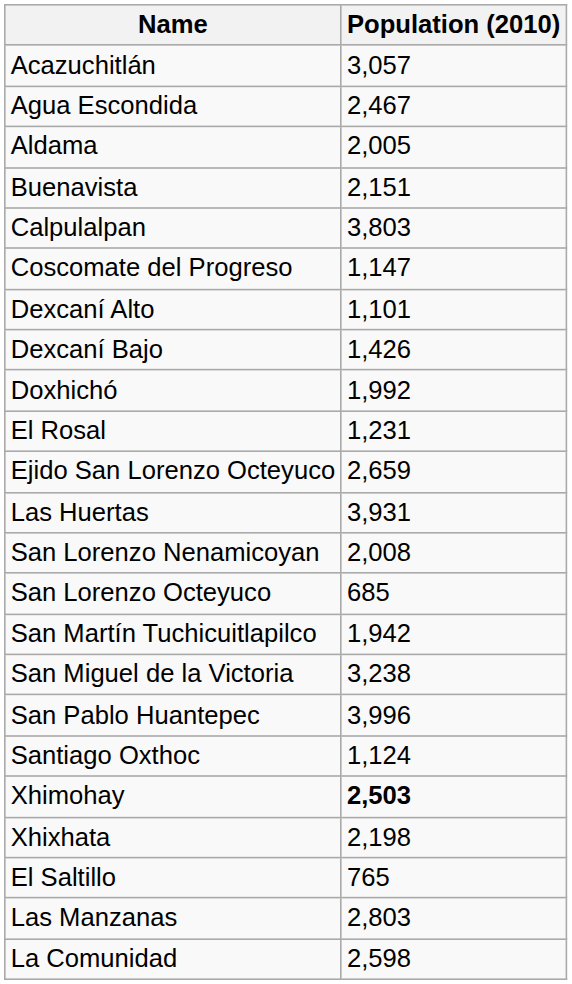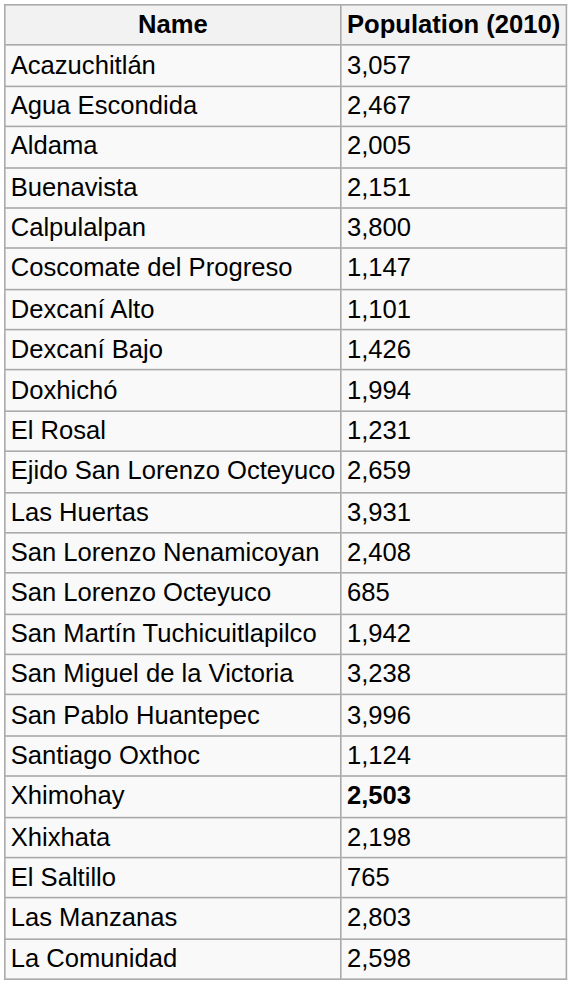(379, 227) 3,803 -> (379, 227) 3,800
(379, 390) 1,992 -> (379, 390) 1,994
(379, 552) 2,008 -> (379, 552) 2,408
